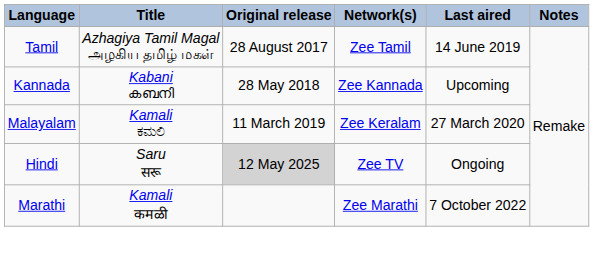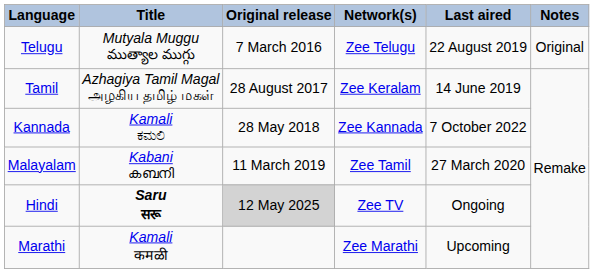+ row: (42, 47)
(380, 46) Zee Tamil -> (380, 88) Zee Keralam
(151, 85) Kabani കബനി -> (151, 127) Kamali ಕಮಲಿ
(478, 85) Upcoming -> (478, 127) 7 October 2022
(151, 124) Kamali ಕಮಲಿ -> (151, 165) Kabani കബനി
(380, 124) Zee Keralam -> (380, 165) Zee Tamil
(151, 163) normal -> (151, 205) bold
(478, 205) 7 October 2022 -> (478, 247) Upcoming
